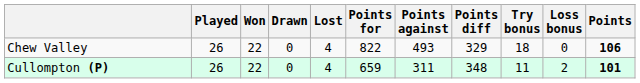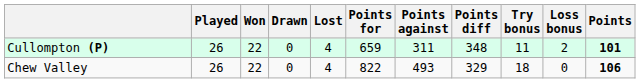rows swapped: (47, 48) <-> (58, 68)
